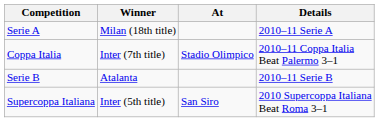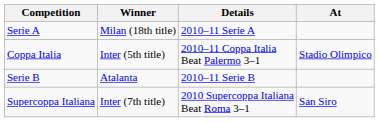columns swapped: (315, 13) <-> (217, 13)
(132, 54) Inter (7th title) -> (132, 54) Inter (5th title)
(132, 101) Inter (5th title) -> (132, 101) Inter (7th title)
